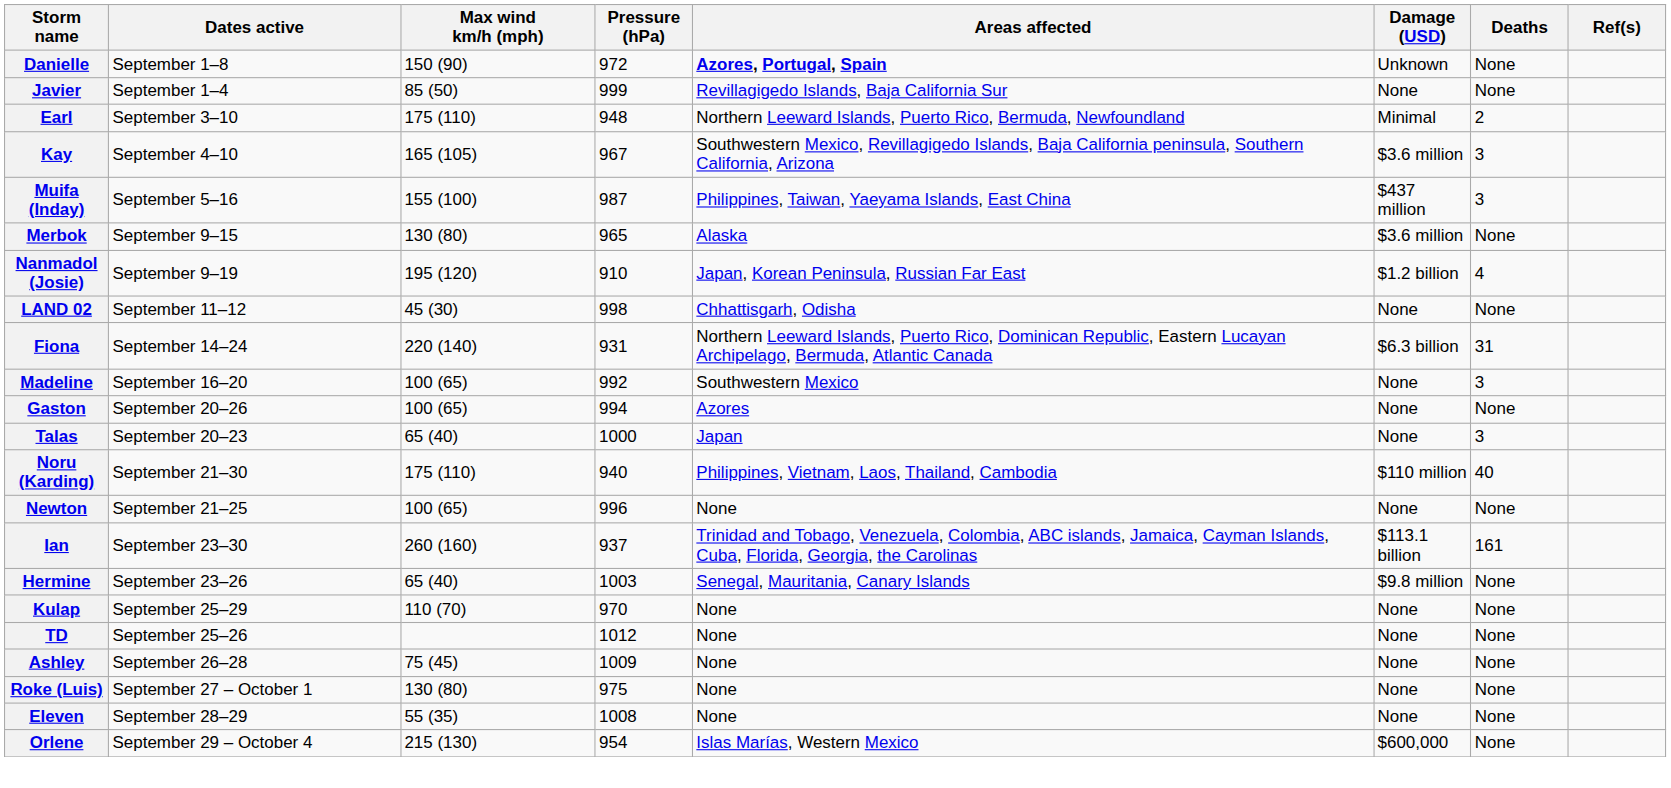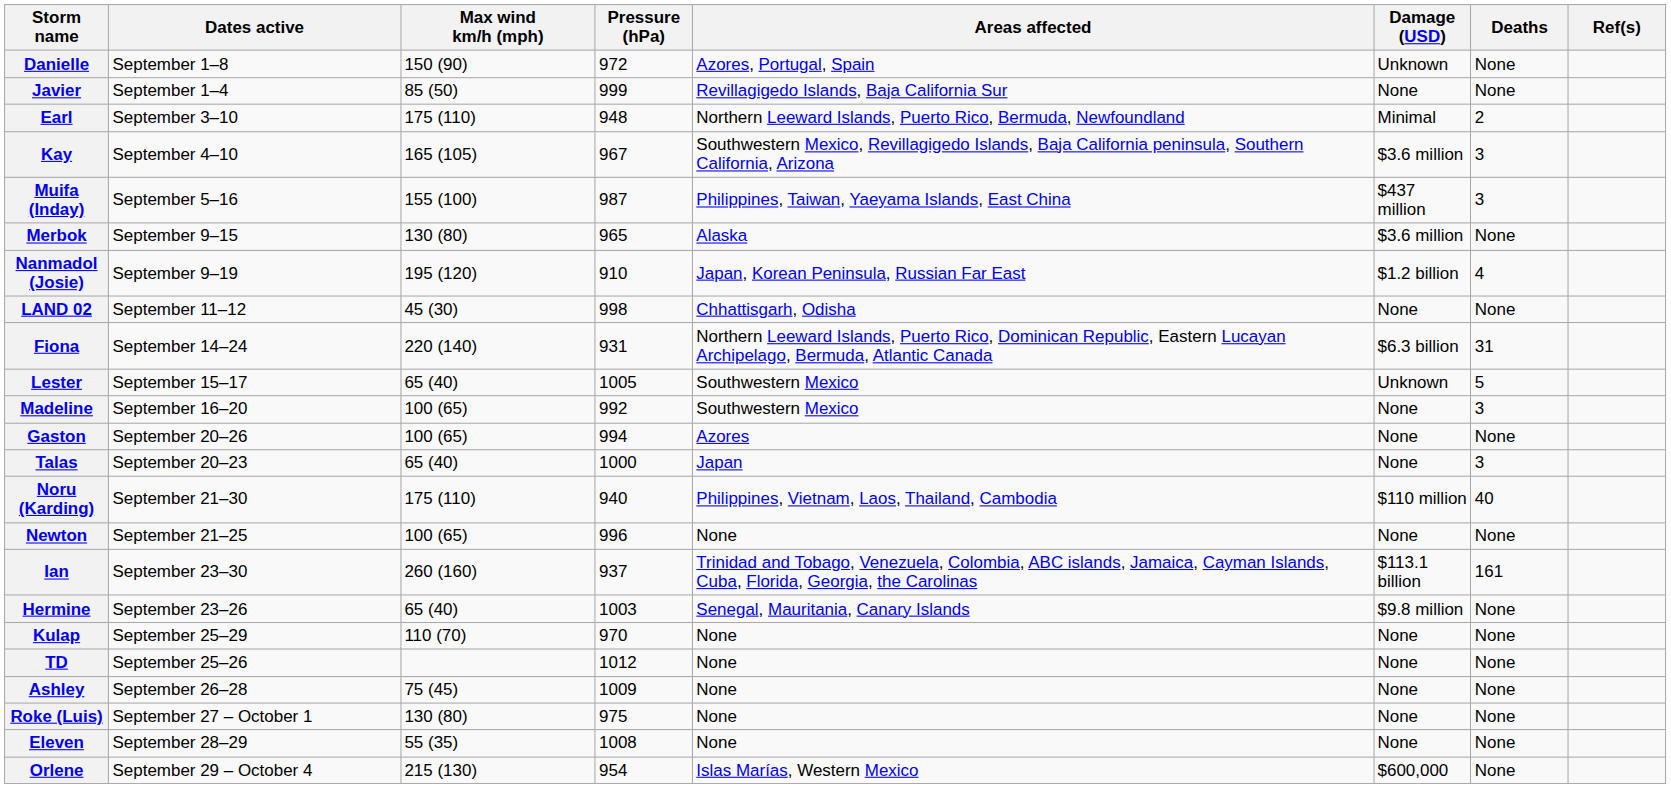(792, 63) bold -> (785, 63) normal
+ row: (57, 382)
